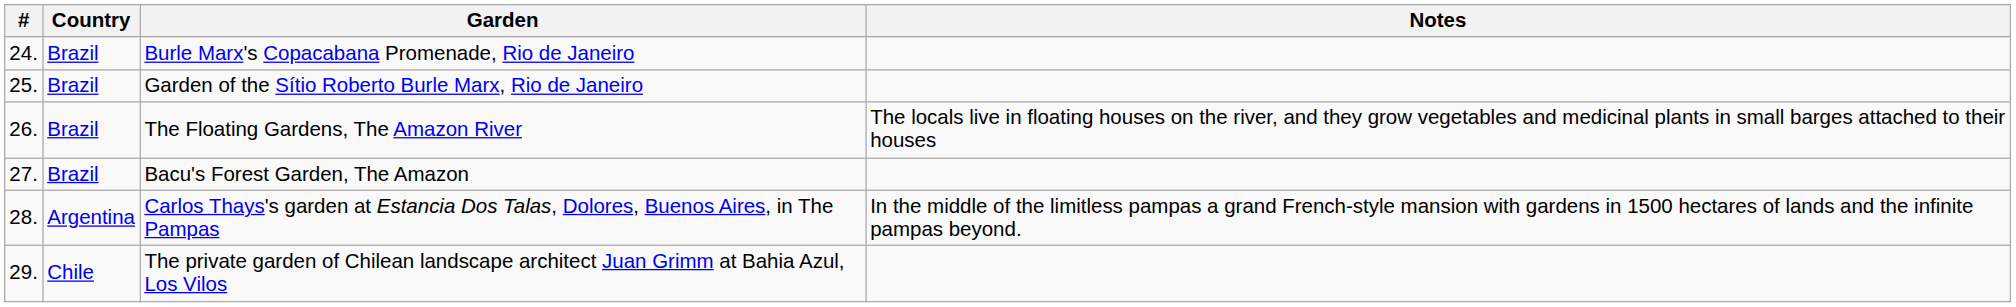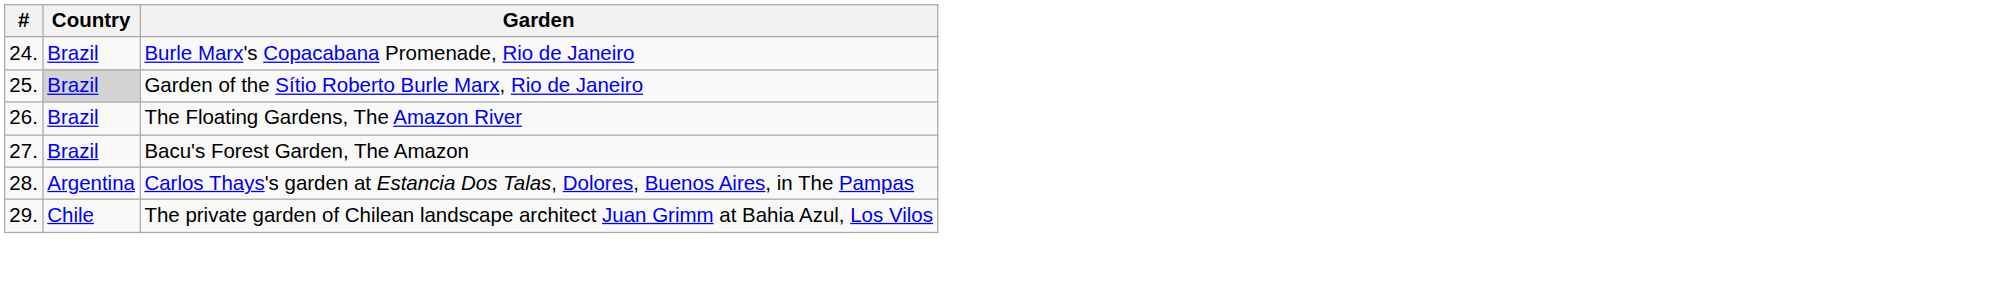- column: (1438, 20)
(73, 85) no background -> (73, 85) lightgrey background
